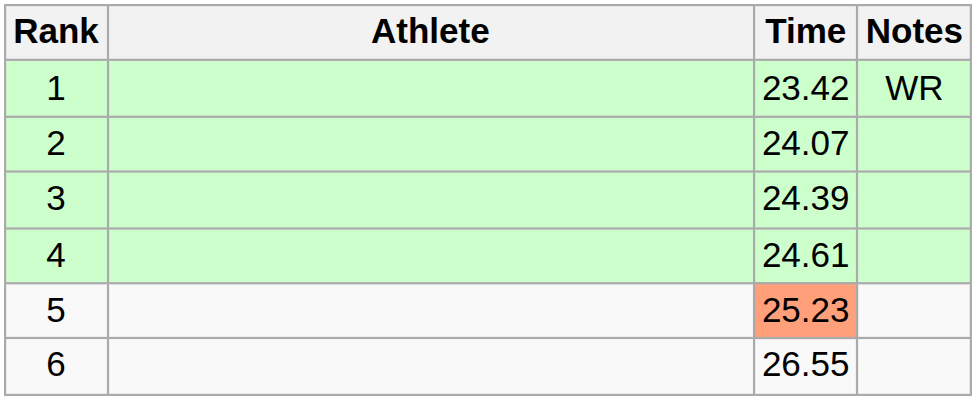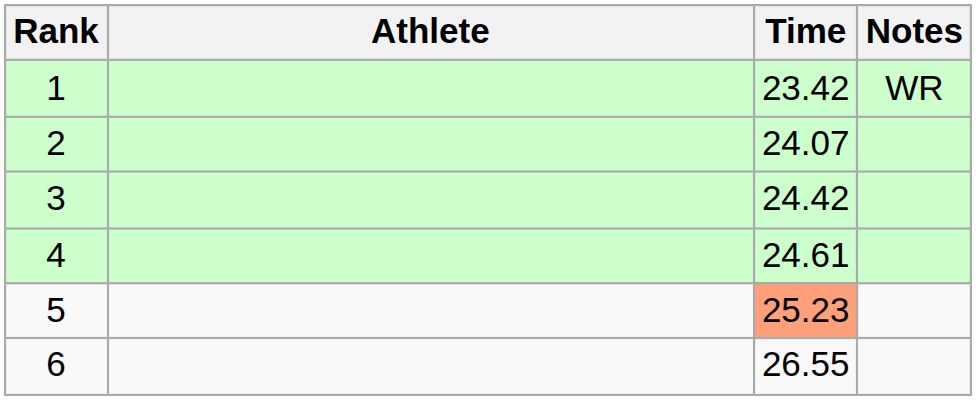(806, 198) 24.39 -> (806, 198) 24.42
